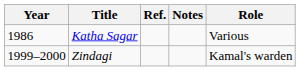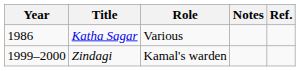columns swapped: (251, 14) <-> (155, 14)
